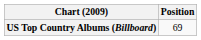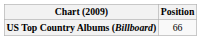(178, 27) 69 -> (178, 27) 66
